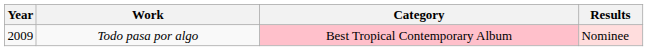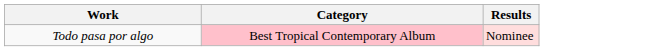- column: (20, 14)
